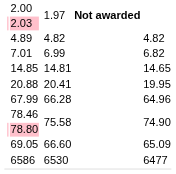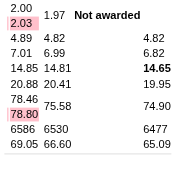(157, 69) normal -> (157, 69) bold
- row: (24, 99)
rows swapped: (24, 145) <-> (23, 160)
